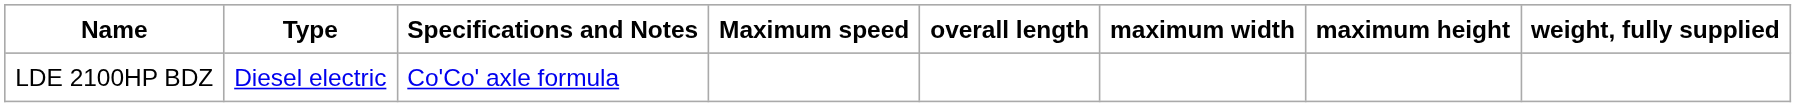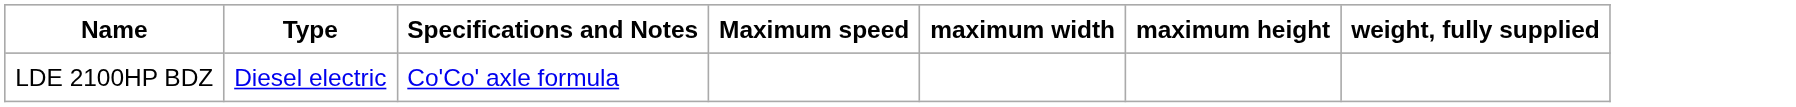- column: (1010, 29)
